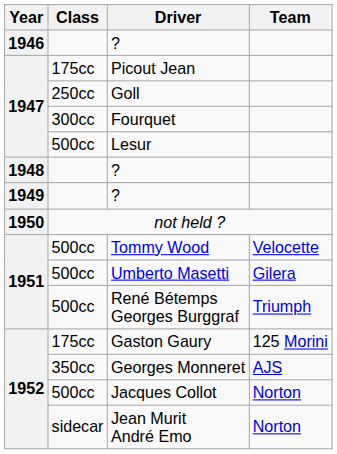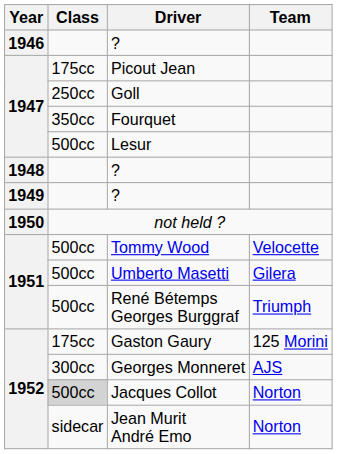(73, 119) 300cc -> (73, 119) 350cc
(73, 367) 350cc -> (73, 367) 300cc
(73, 393) no background -> (73, 393) lightgrey background
